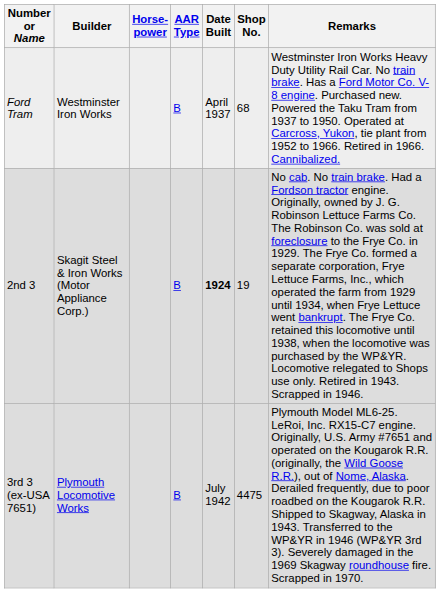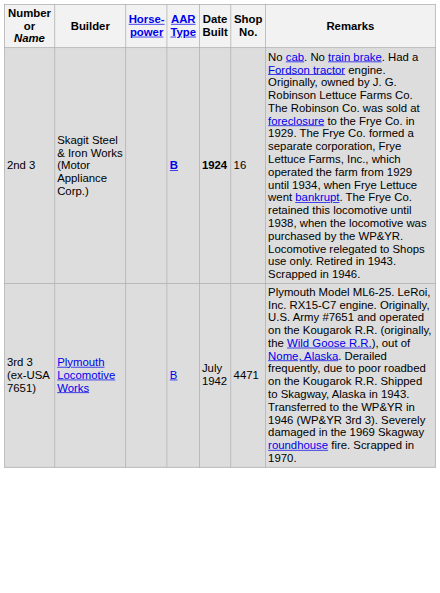- row: (20, 108)
(177, 285) normal -> (174, 165) bold
(243, 285) 19 -> (240, 165) 16
(249, 495) 4475 -> (246, 375) 4471
